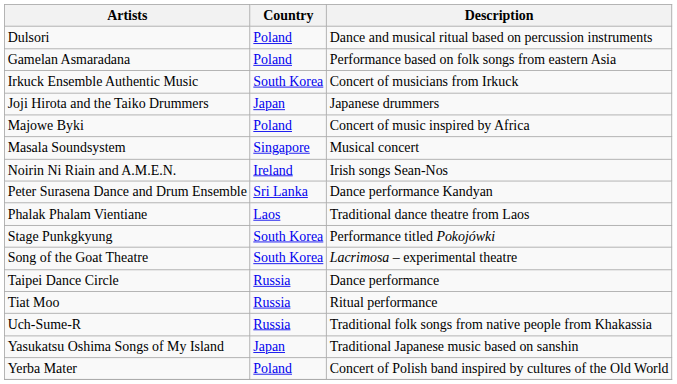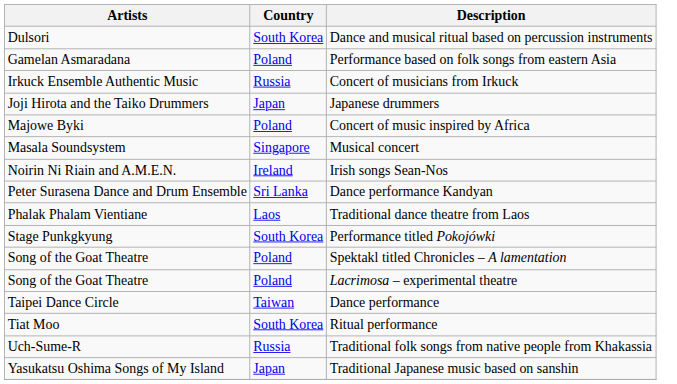(273, 37) Poland -> (288, 37) South Korea
(288, 81) South Korea -> (272, 81) Russia
+ row: (448, 258)
(288, 258) South Korea -> (273, 280) Poland
(272, 280) Russia -> (274, 302) Taiwan
(272, 302) Russia -> (288, 324) South Korea
- row: (499, 368)
